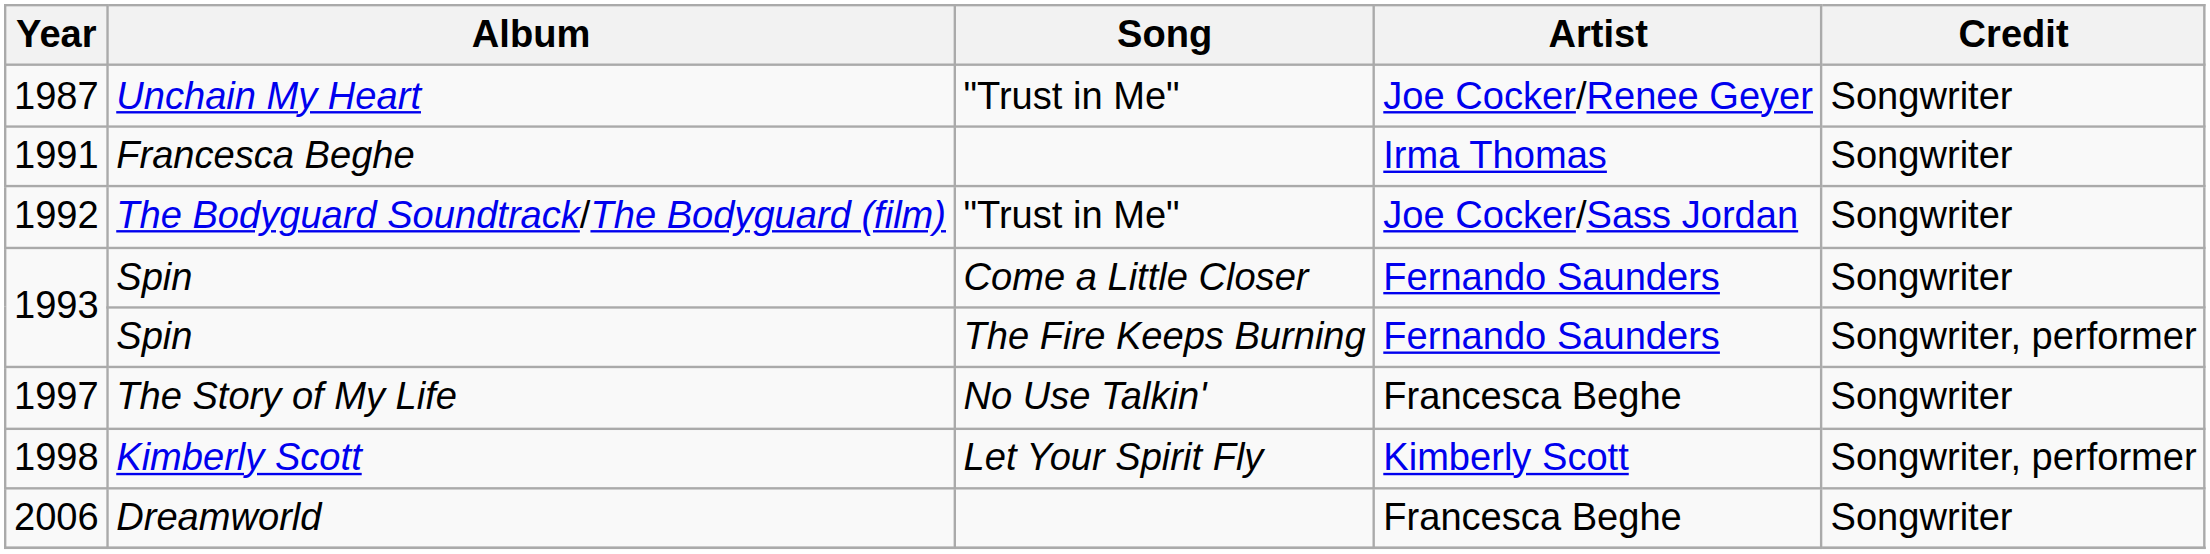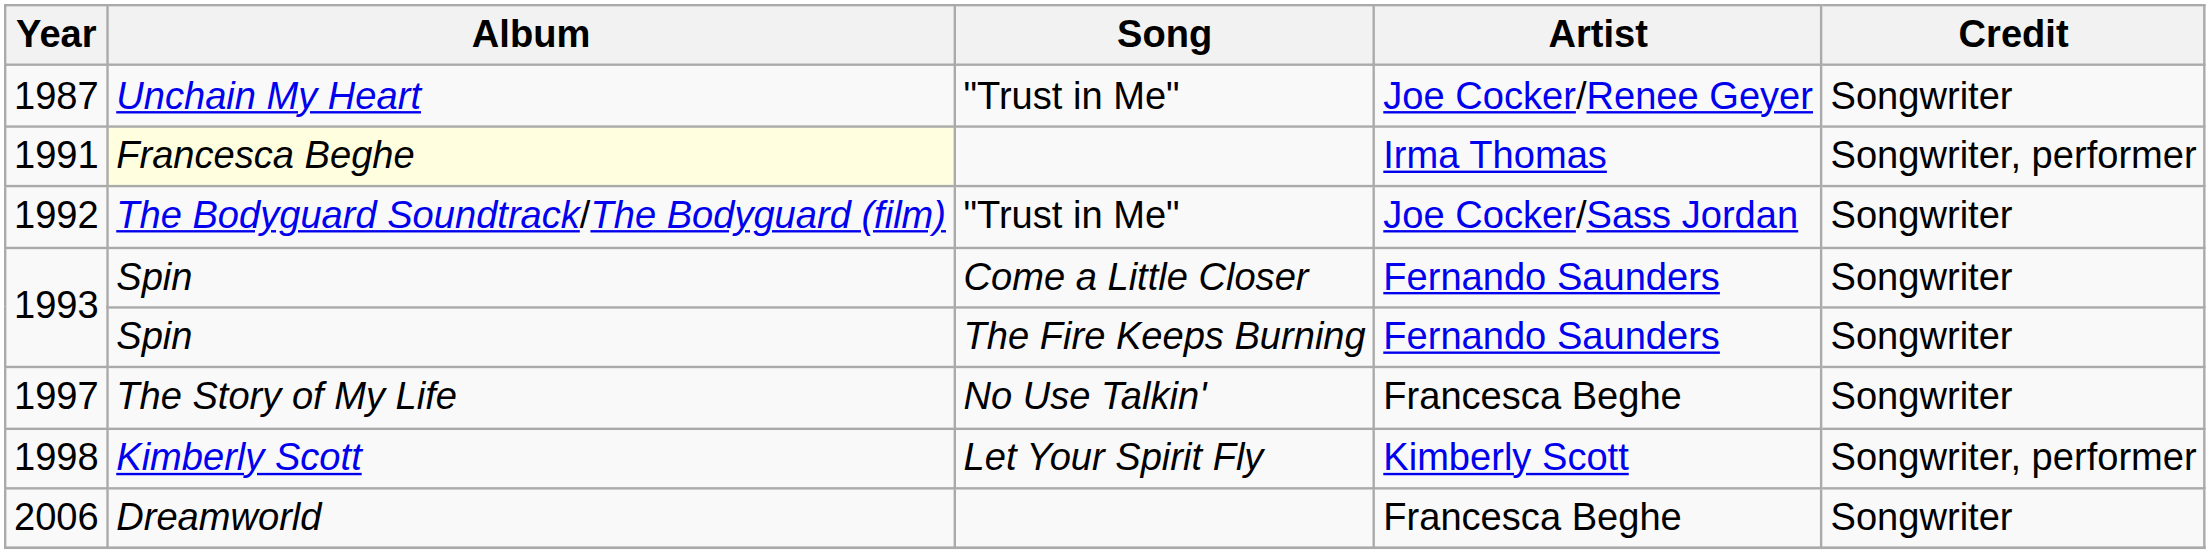(265, 155) no background -> (265, 155) lightyellow background
(1922, 155) Songwriter -> (2014, 155) Songwriter, performer
(2014, 336) Songwriter, performer -> (1922, 336) Songwriter
